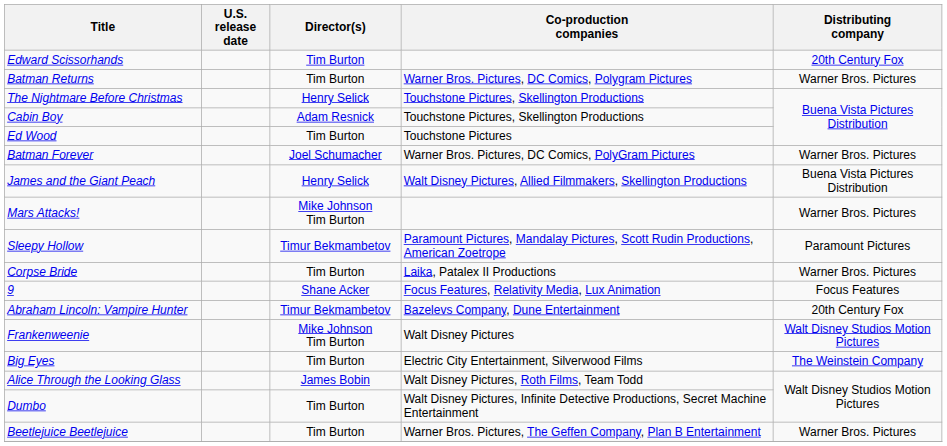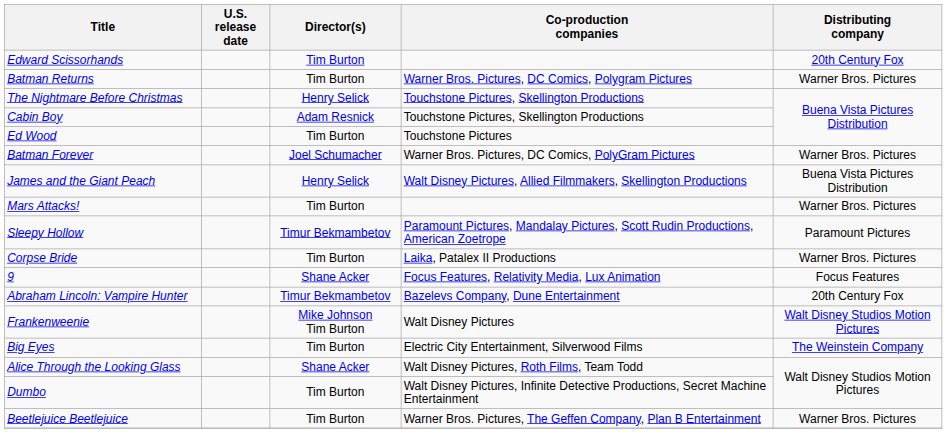(335, 213) Mike Johnson Tim Burton -> (335, 206) Tim Burton
(335, 380) James Bobin -> (335, 366) Shane Acker
